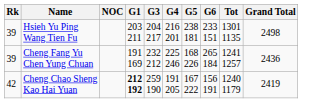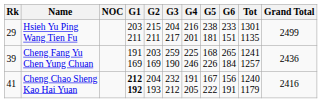+ column: (154, 12)
(11, 32) 39 -> (11, 32) 29
(270, 32) 2498 -> (289, 32) 2499
(154, 58) 232 212 -> (172, 58) 259 190
(11, 84) 42 -> (11, 84) 41
(154, 84) 259 190 -> (172, 84) 232 212
(270, 84) 2419 -> (289, 84) 2416
